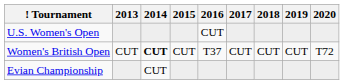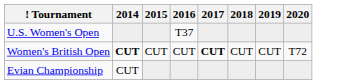- column: (127, 14)
(212, 32) CUT -> (184, 32) T37
(212, 51) T37 -> (184, 51) CUT
(240, 51) normal -> (213, 51) bold
